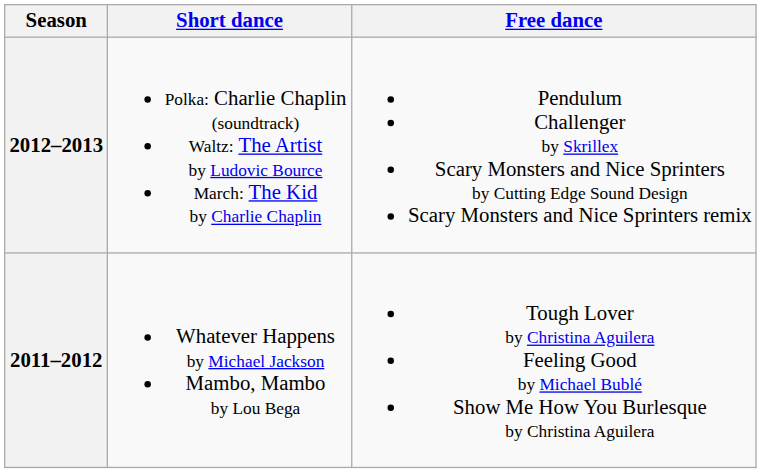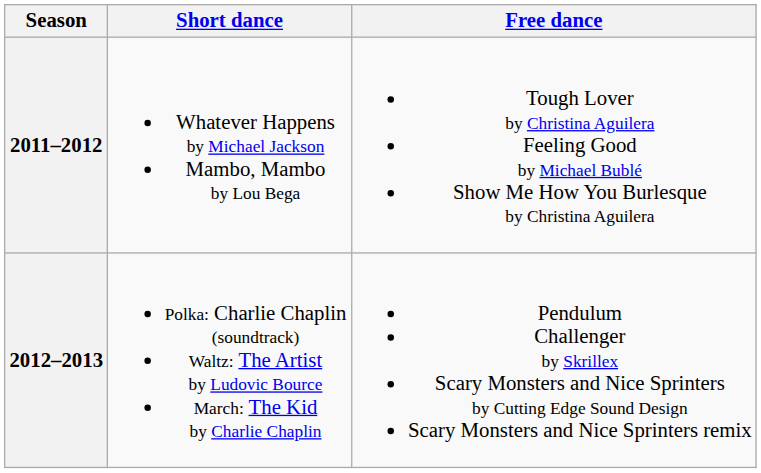rows swapped: (56, 144) <-> (56, 359)
